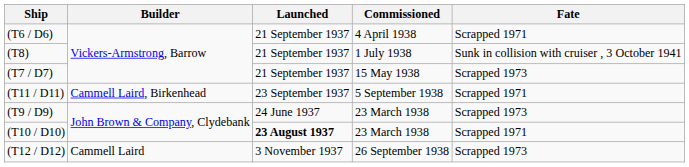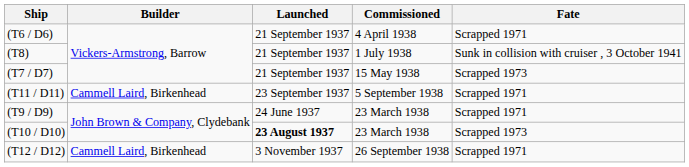(491, 112) Scrapped 1973 -> (491, 112) Scrapped 1971
(491, 131) Scrapped 1971 -> (491, 131) Scrapped 1973
(107, 151) Cammell Laird -> (138, 151) Cammell Laird, Birkenhead
(491, 151) Scrapped 1973 -> (491, 151) Scrapped 1971
